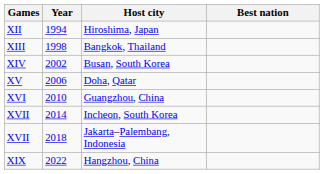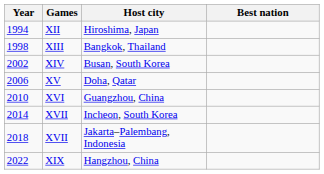columns swapped: (24, 13) <-> (62, 13)
